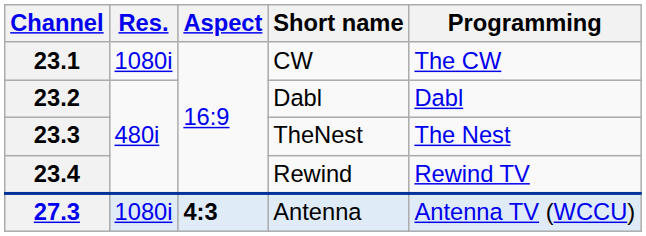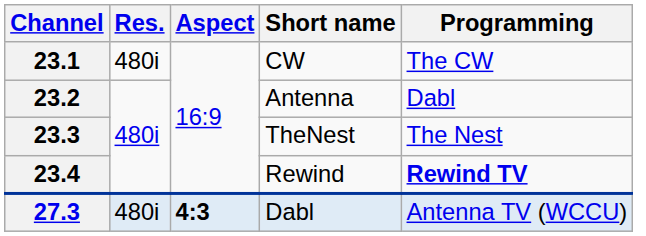(144, 60) 1080i -> (137, 60) 480i
(298, 98) Dabl -> (309, 98) Antenna
(472, 173) normal -> (467, 173) bold
(144, 212) 1080i -> (137, 212) 480i
(317, 212) Antenna -> (290, 212) Dabl
